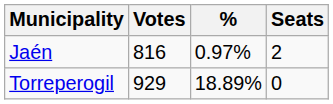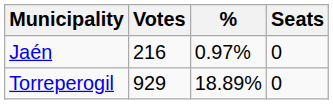(150, 51) 816 -> (150, 51) 216
(277, 51) 2 -> (277, 51) 0
